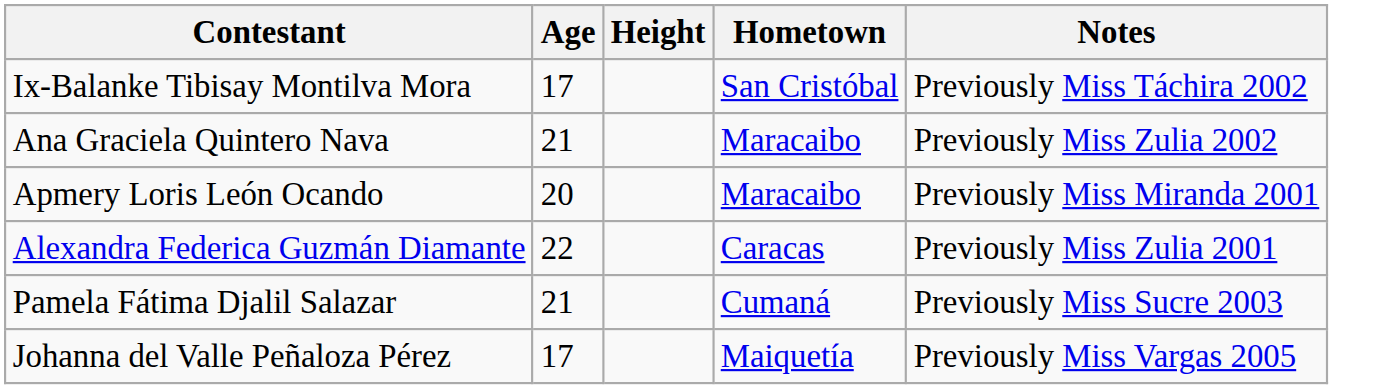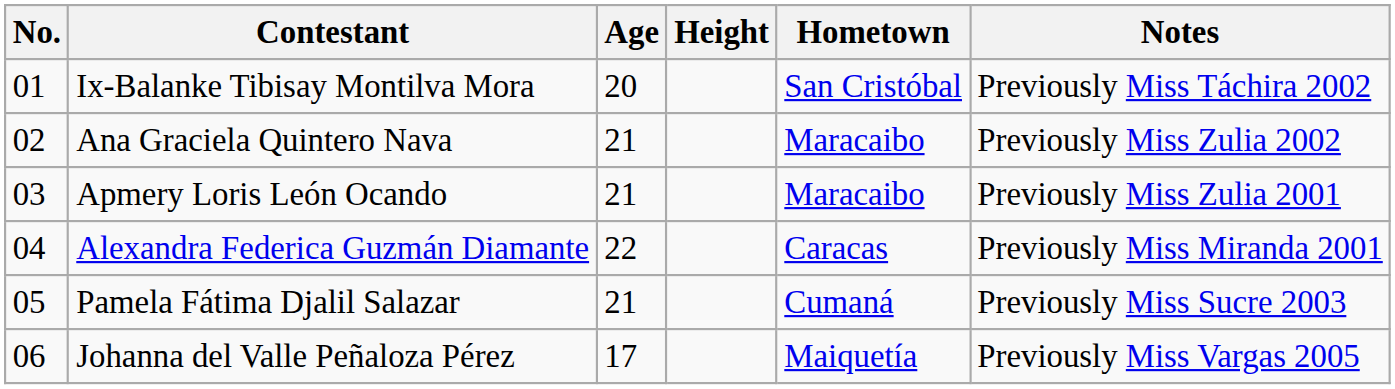+ column: (37, 31)
(557, 85) 17 -> (621, 85) 20
(557, 194) 20 -> (621, 194) 21
(1116, 194) Previously Miss Miranda 2001 -> (1159, 194) Previously Miss Zulia 2001
(1096, 248) Previously Miss Zulia 2001 -> (1180, 248) Previously Miss Miranda 2001
